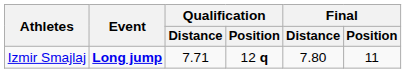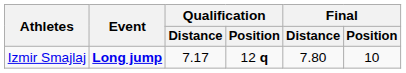(196, 58) 7.71 -> (196, 58) 7.17
(372, 58) 11 -> (372, 58) 10
